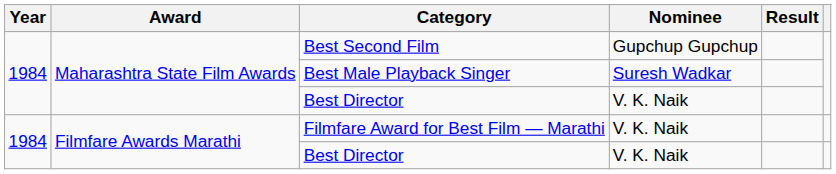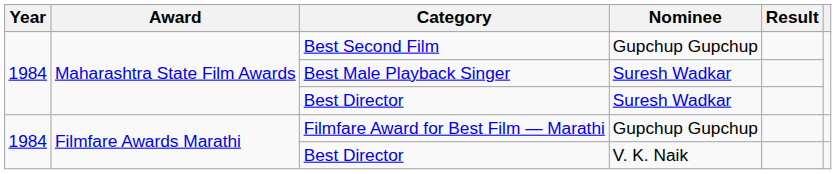(650, 100) V. K. Naik -> (672, 100) Suresh Wadkar
(650, 127) V. K. Naik -> (685, 127) Gupchup Gupchup
